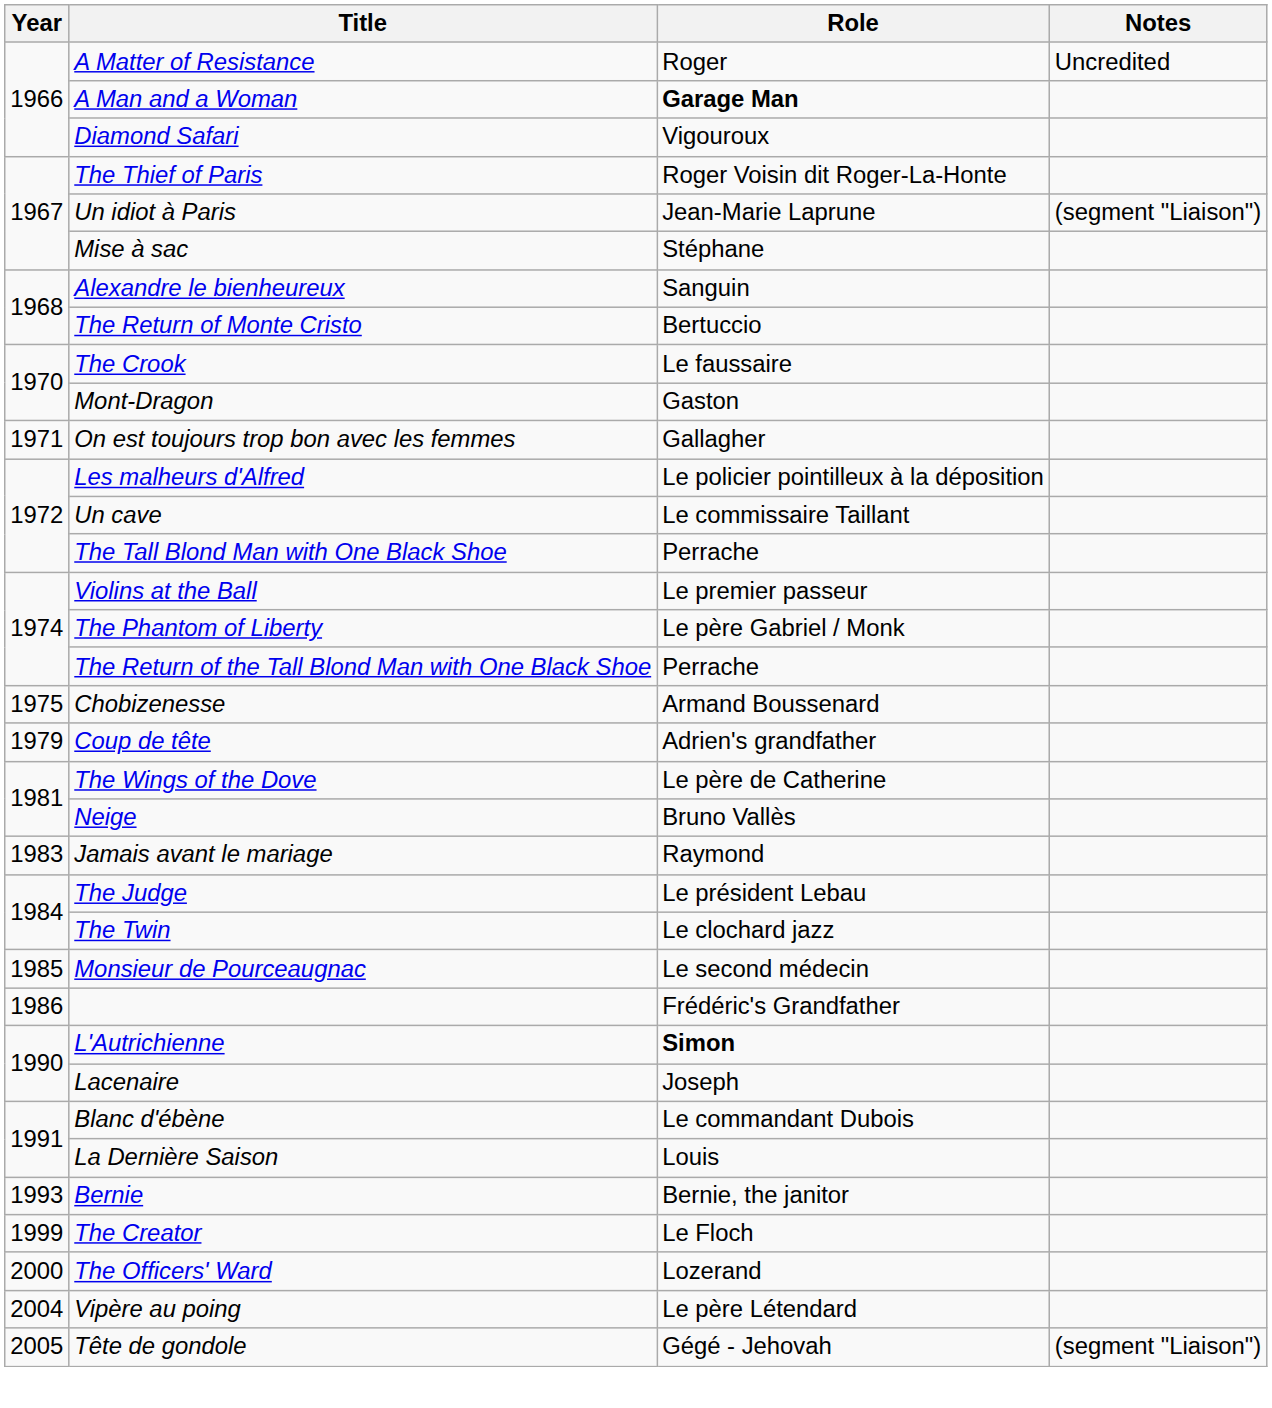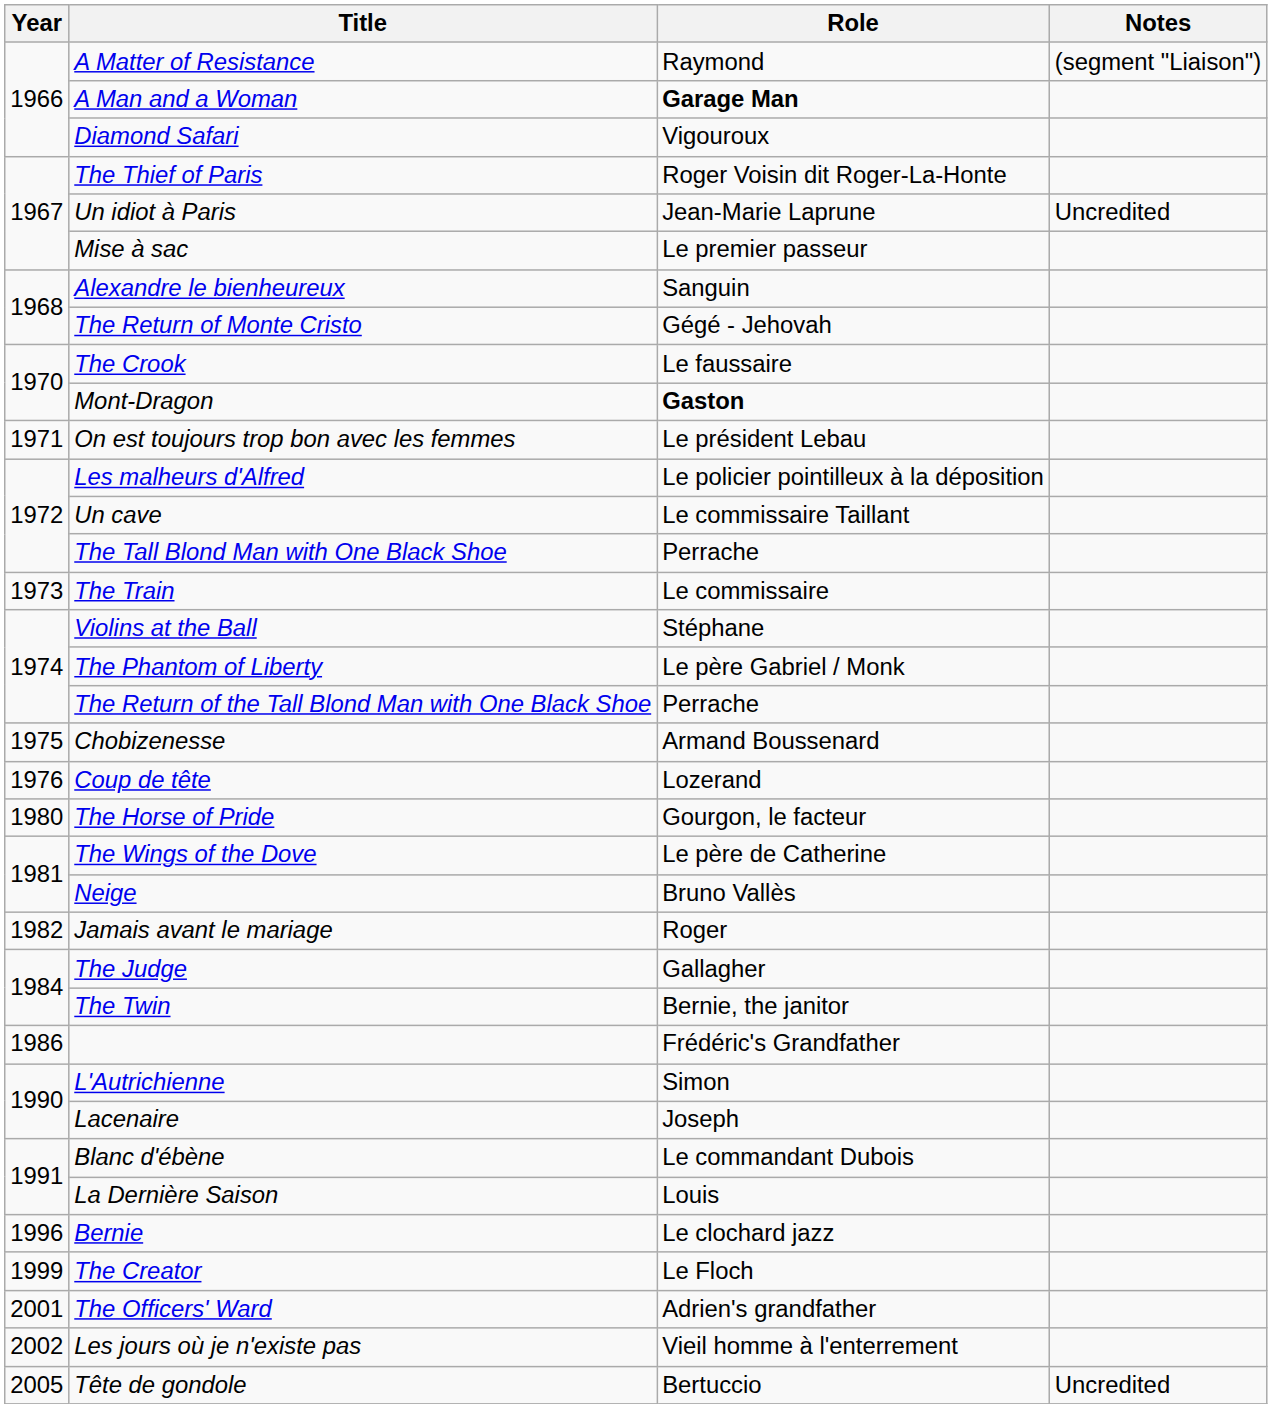(695, 61) Roger -> (713, 61) Raymond
(1112, 61) Uncredited -> (1158, 61) (segment "Liaison")
(1158, 212) (segment "Liaison") -> (1112, 212) Uncredited
(713, 250) Stéphane -> (765, 250) Le premier passeur
(712, 325) Bertuccio -> (747, 325) Gégé - Jehovah
(701, 401) normal -> (703, 401) bold
(714, 439) Gallagher -> (764, 439) Le président Lebau
+ row: (124, 590)
(765, 590) Le premier passeur -> (713, 628) Stéphane
(37, 741) 1979 -> (37, 779) 1976
(769, 741) Adrien's grandfather -> (712, 779) Lozerand
+ row: (174, 817)
(37, 855) 1983 -> (37, 930) 1982
(713, 855) Raymond -> (695, 930) Roger
(764, 893) Le président Lebau -> (714, 968) Gallagher
(748, 930) Le clochard jazz -> (756, 1006) Bernie, the janitor
- row: (220, 968)
(699, 1044) bold -> (696, 1082) normal
(37, 1195) 1993 -> (37, 1233) 1996
(756, 1195) Bernie, the janitor -> (748, 1233) Le clochard jazz
(37, 1271) 2000 -> (37, 1308) 2001
(712, 1271) Lozerand -> (769, 1308) Adrien's grandfather
+ row: (218, 1346)
- row: (158, 1308)
(747, 1346) Gégé - Jehovah -> (712, 1384) Bertuccio
(1158, 1346) (segment "Liaison") -> (1112, 1384) Uncredited
